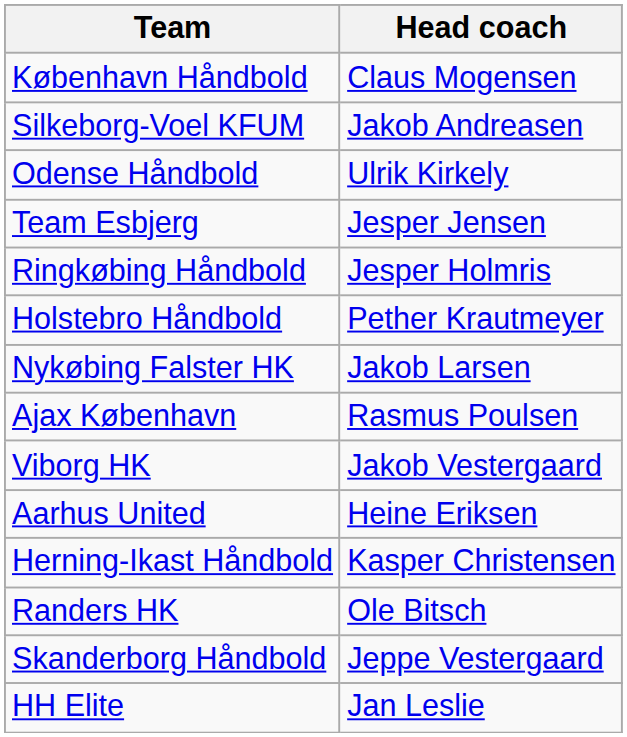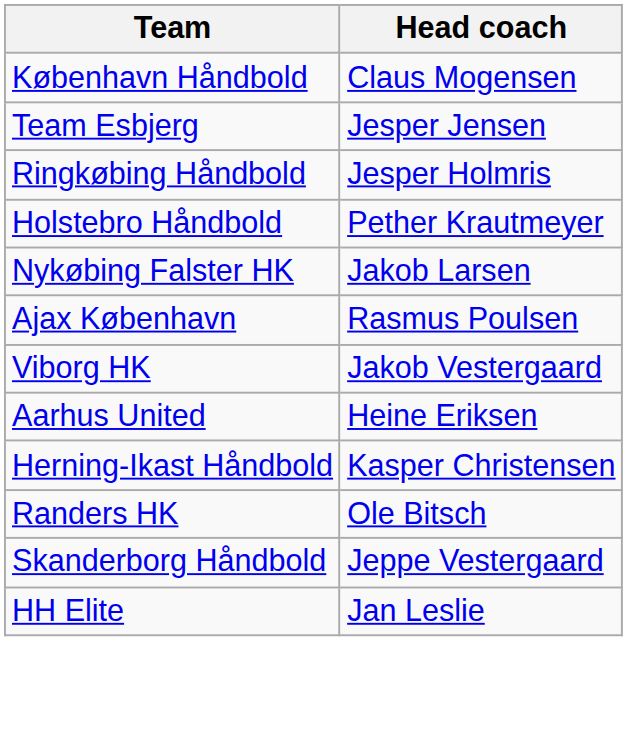- row: (158, 125)
- row: (135, 174)
